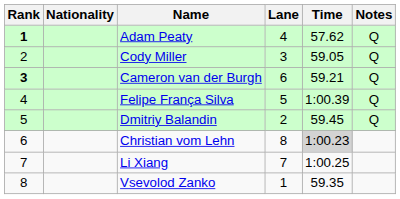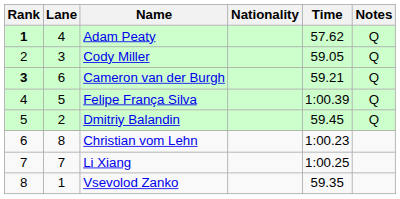columns swapped: (283, 15) <-> (80, 15)
(327, 141) lightgrey background -> (327, 141) no background
